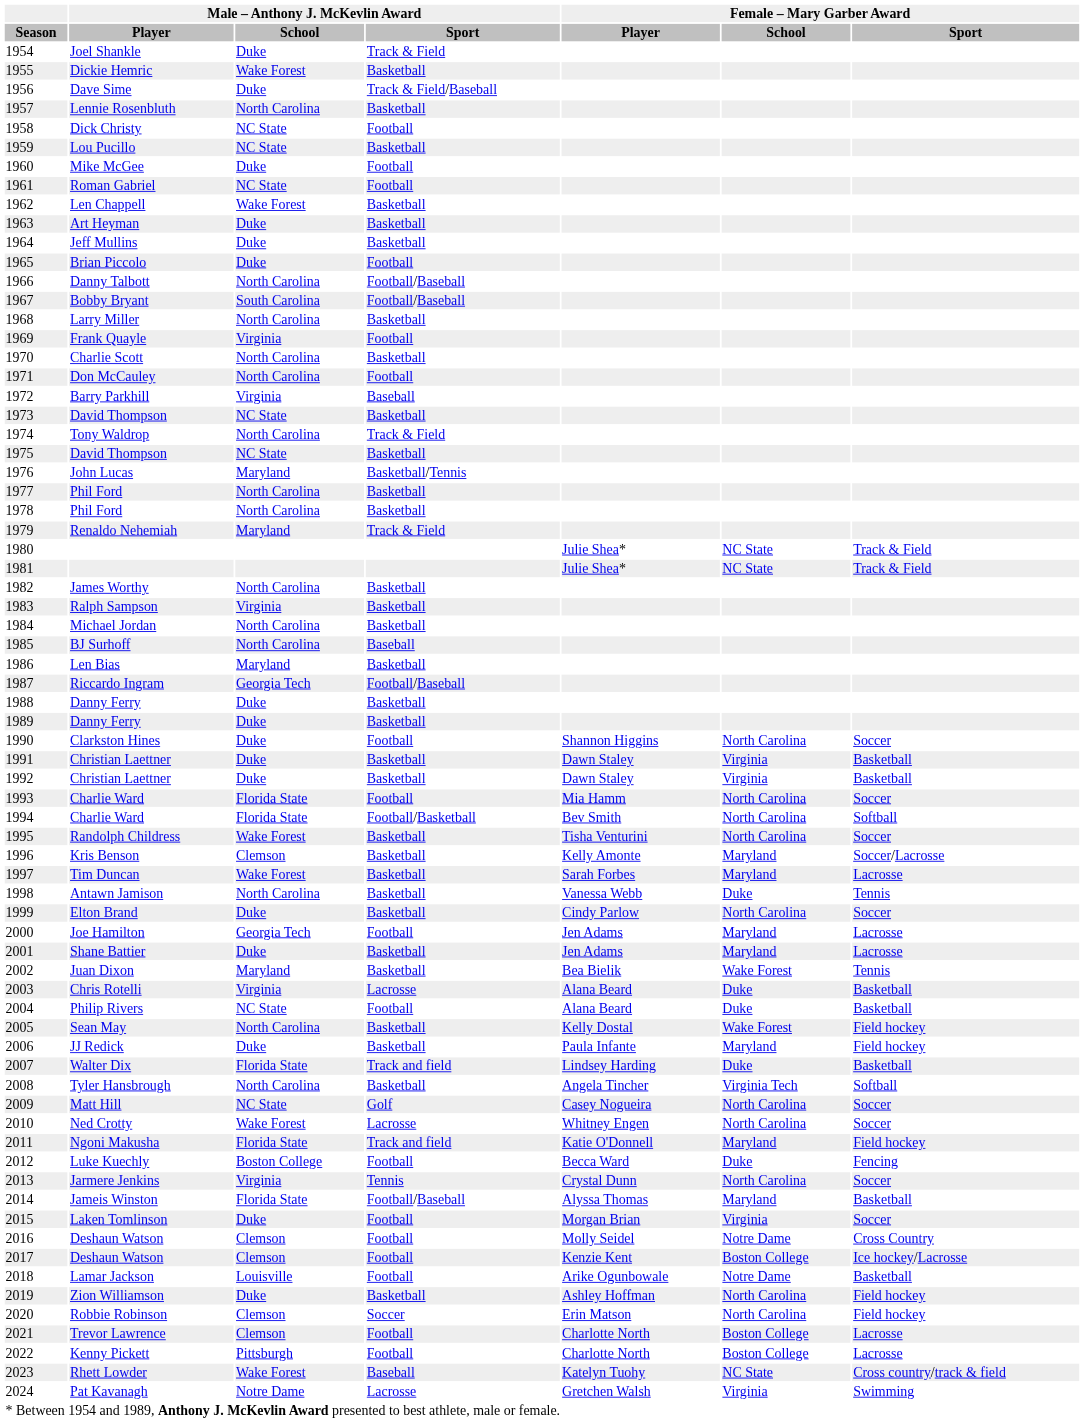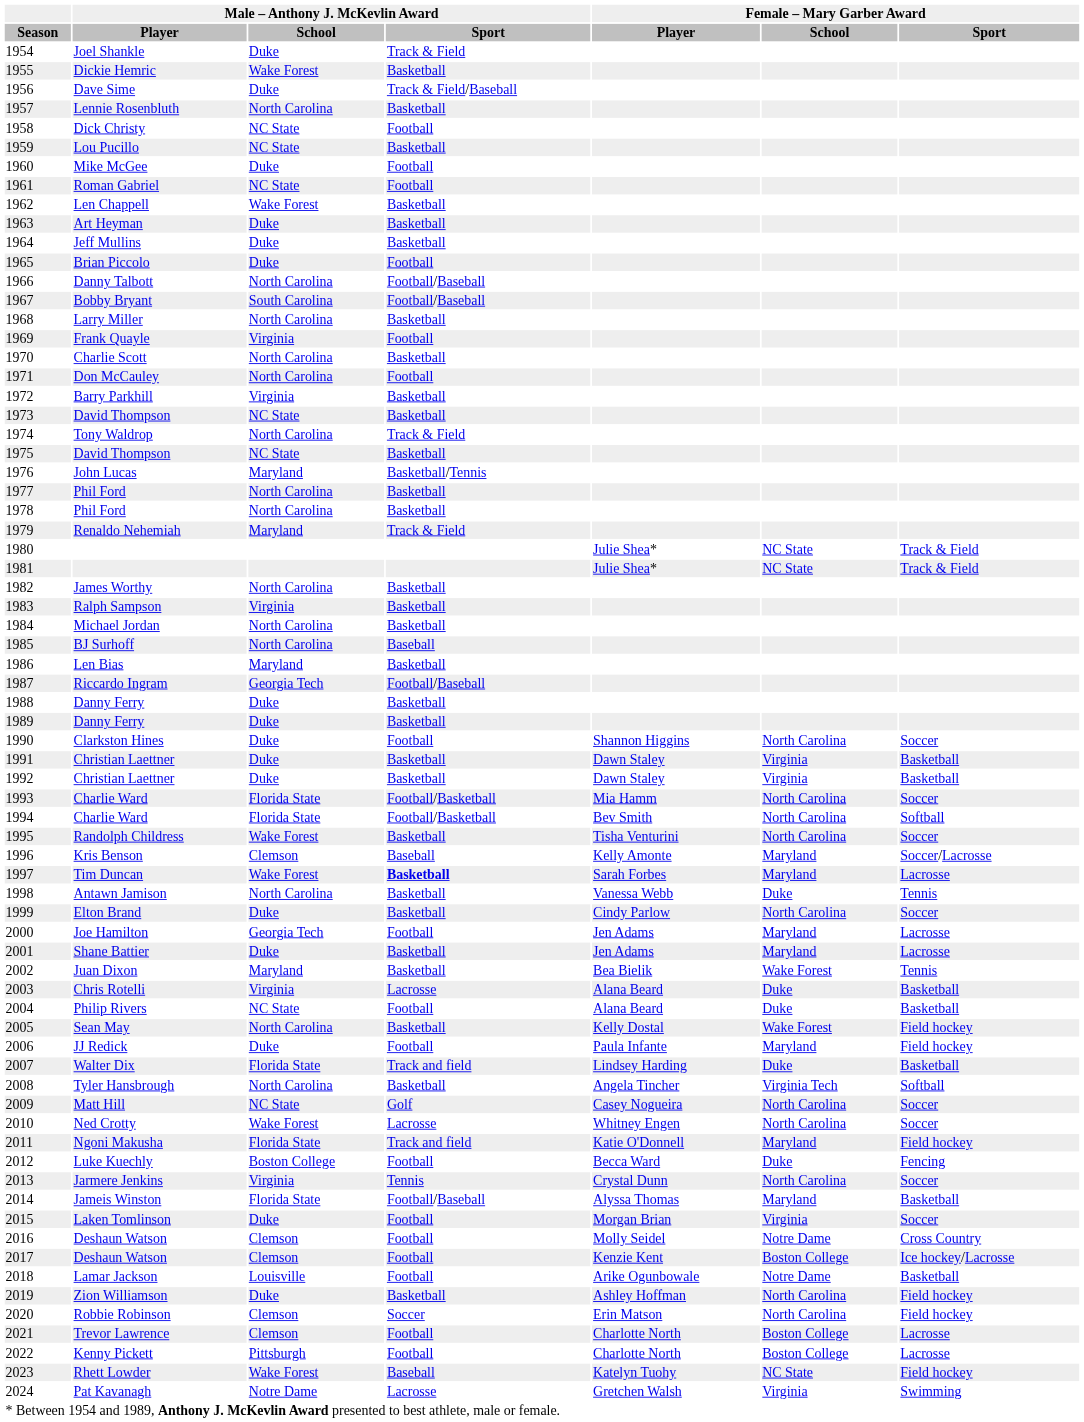(391, 396) Baseball -> (416, 396) Basketball
(390, 798) Football -> (441, 798) Football/Basketball
(396, 855) Basketball -> (411, 855) Baseball
(396, 874) normal -> (418, 874) bold
(396, 1047) Basketball -> (410, 1047) Football
(930, 1372) Cross country/track & field -> (937, 1372) Field hockey
